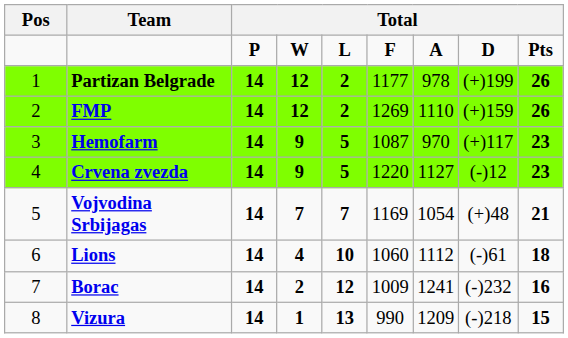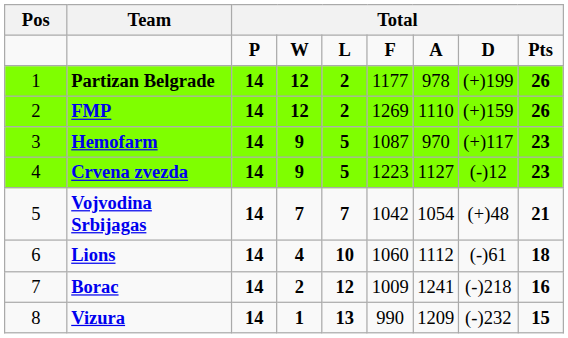(390, 172) 1220 -> (390, 172) 1223
(390, 214) 1169 -> (390, 214) 1042
(488, 286) (-)232 -> (488, 286) (-)218
(488, 317) (-)218 -> (488, 317) (-)232
